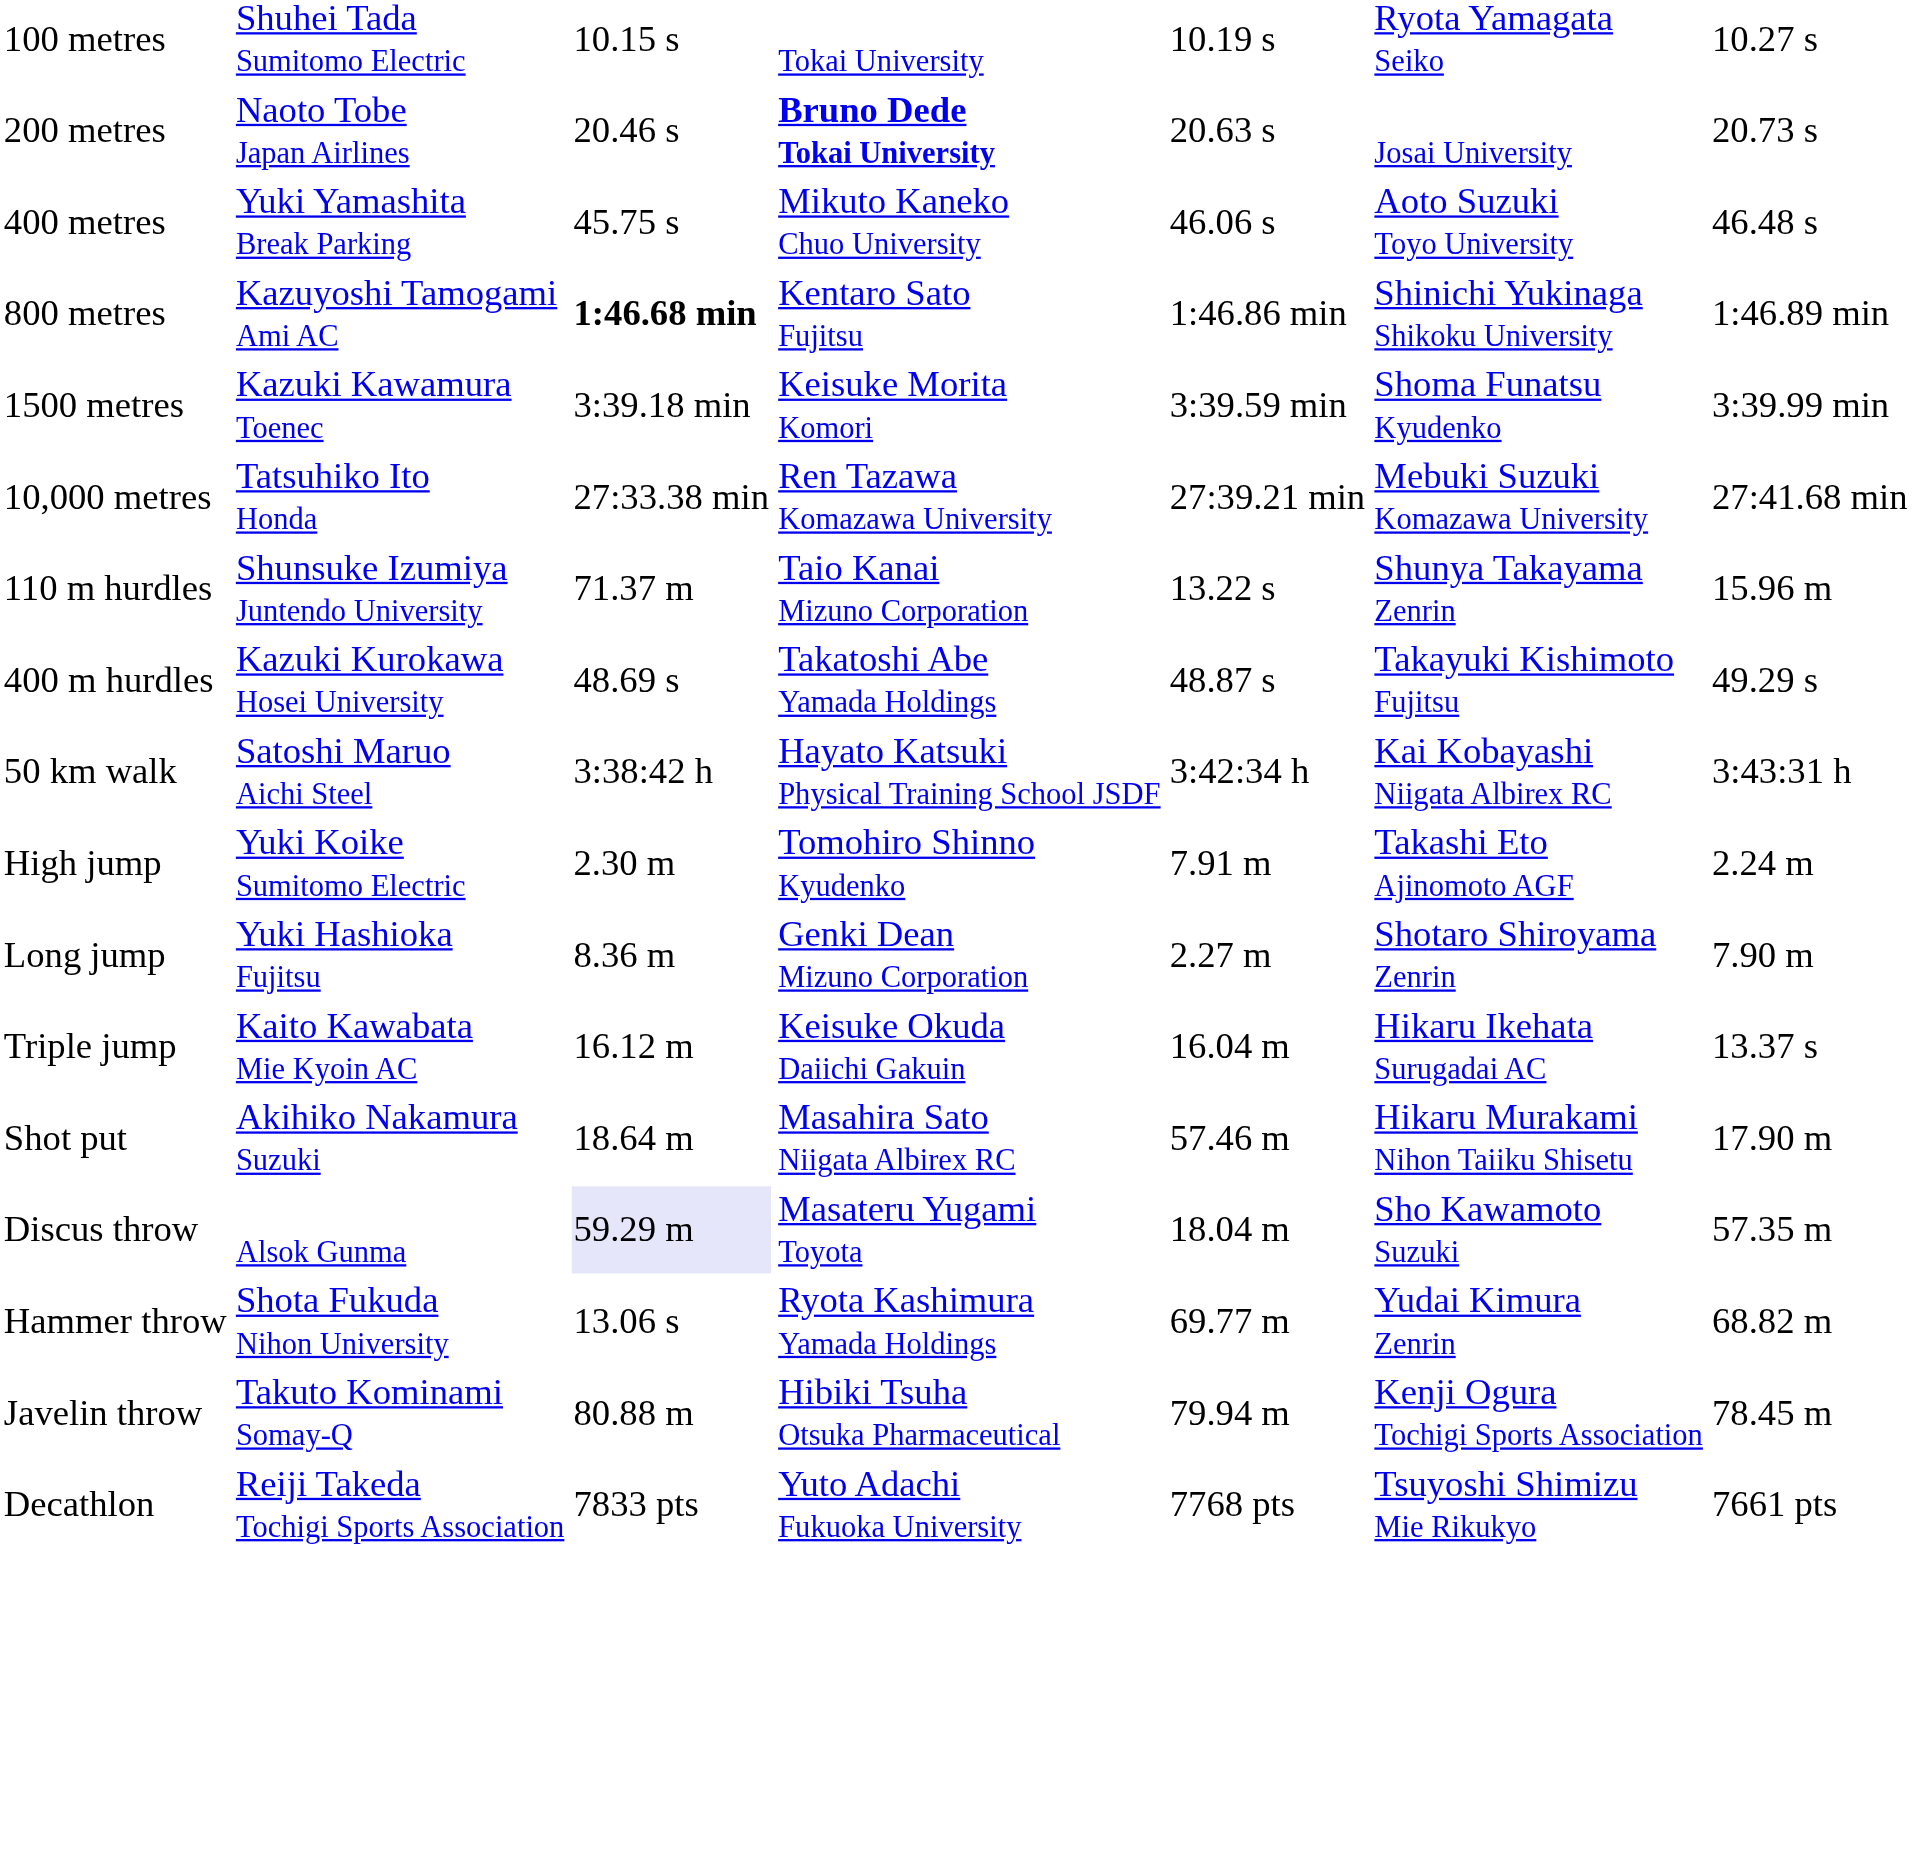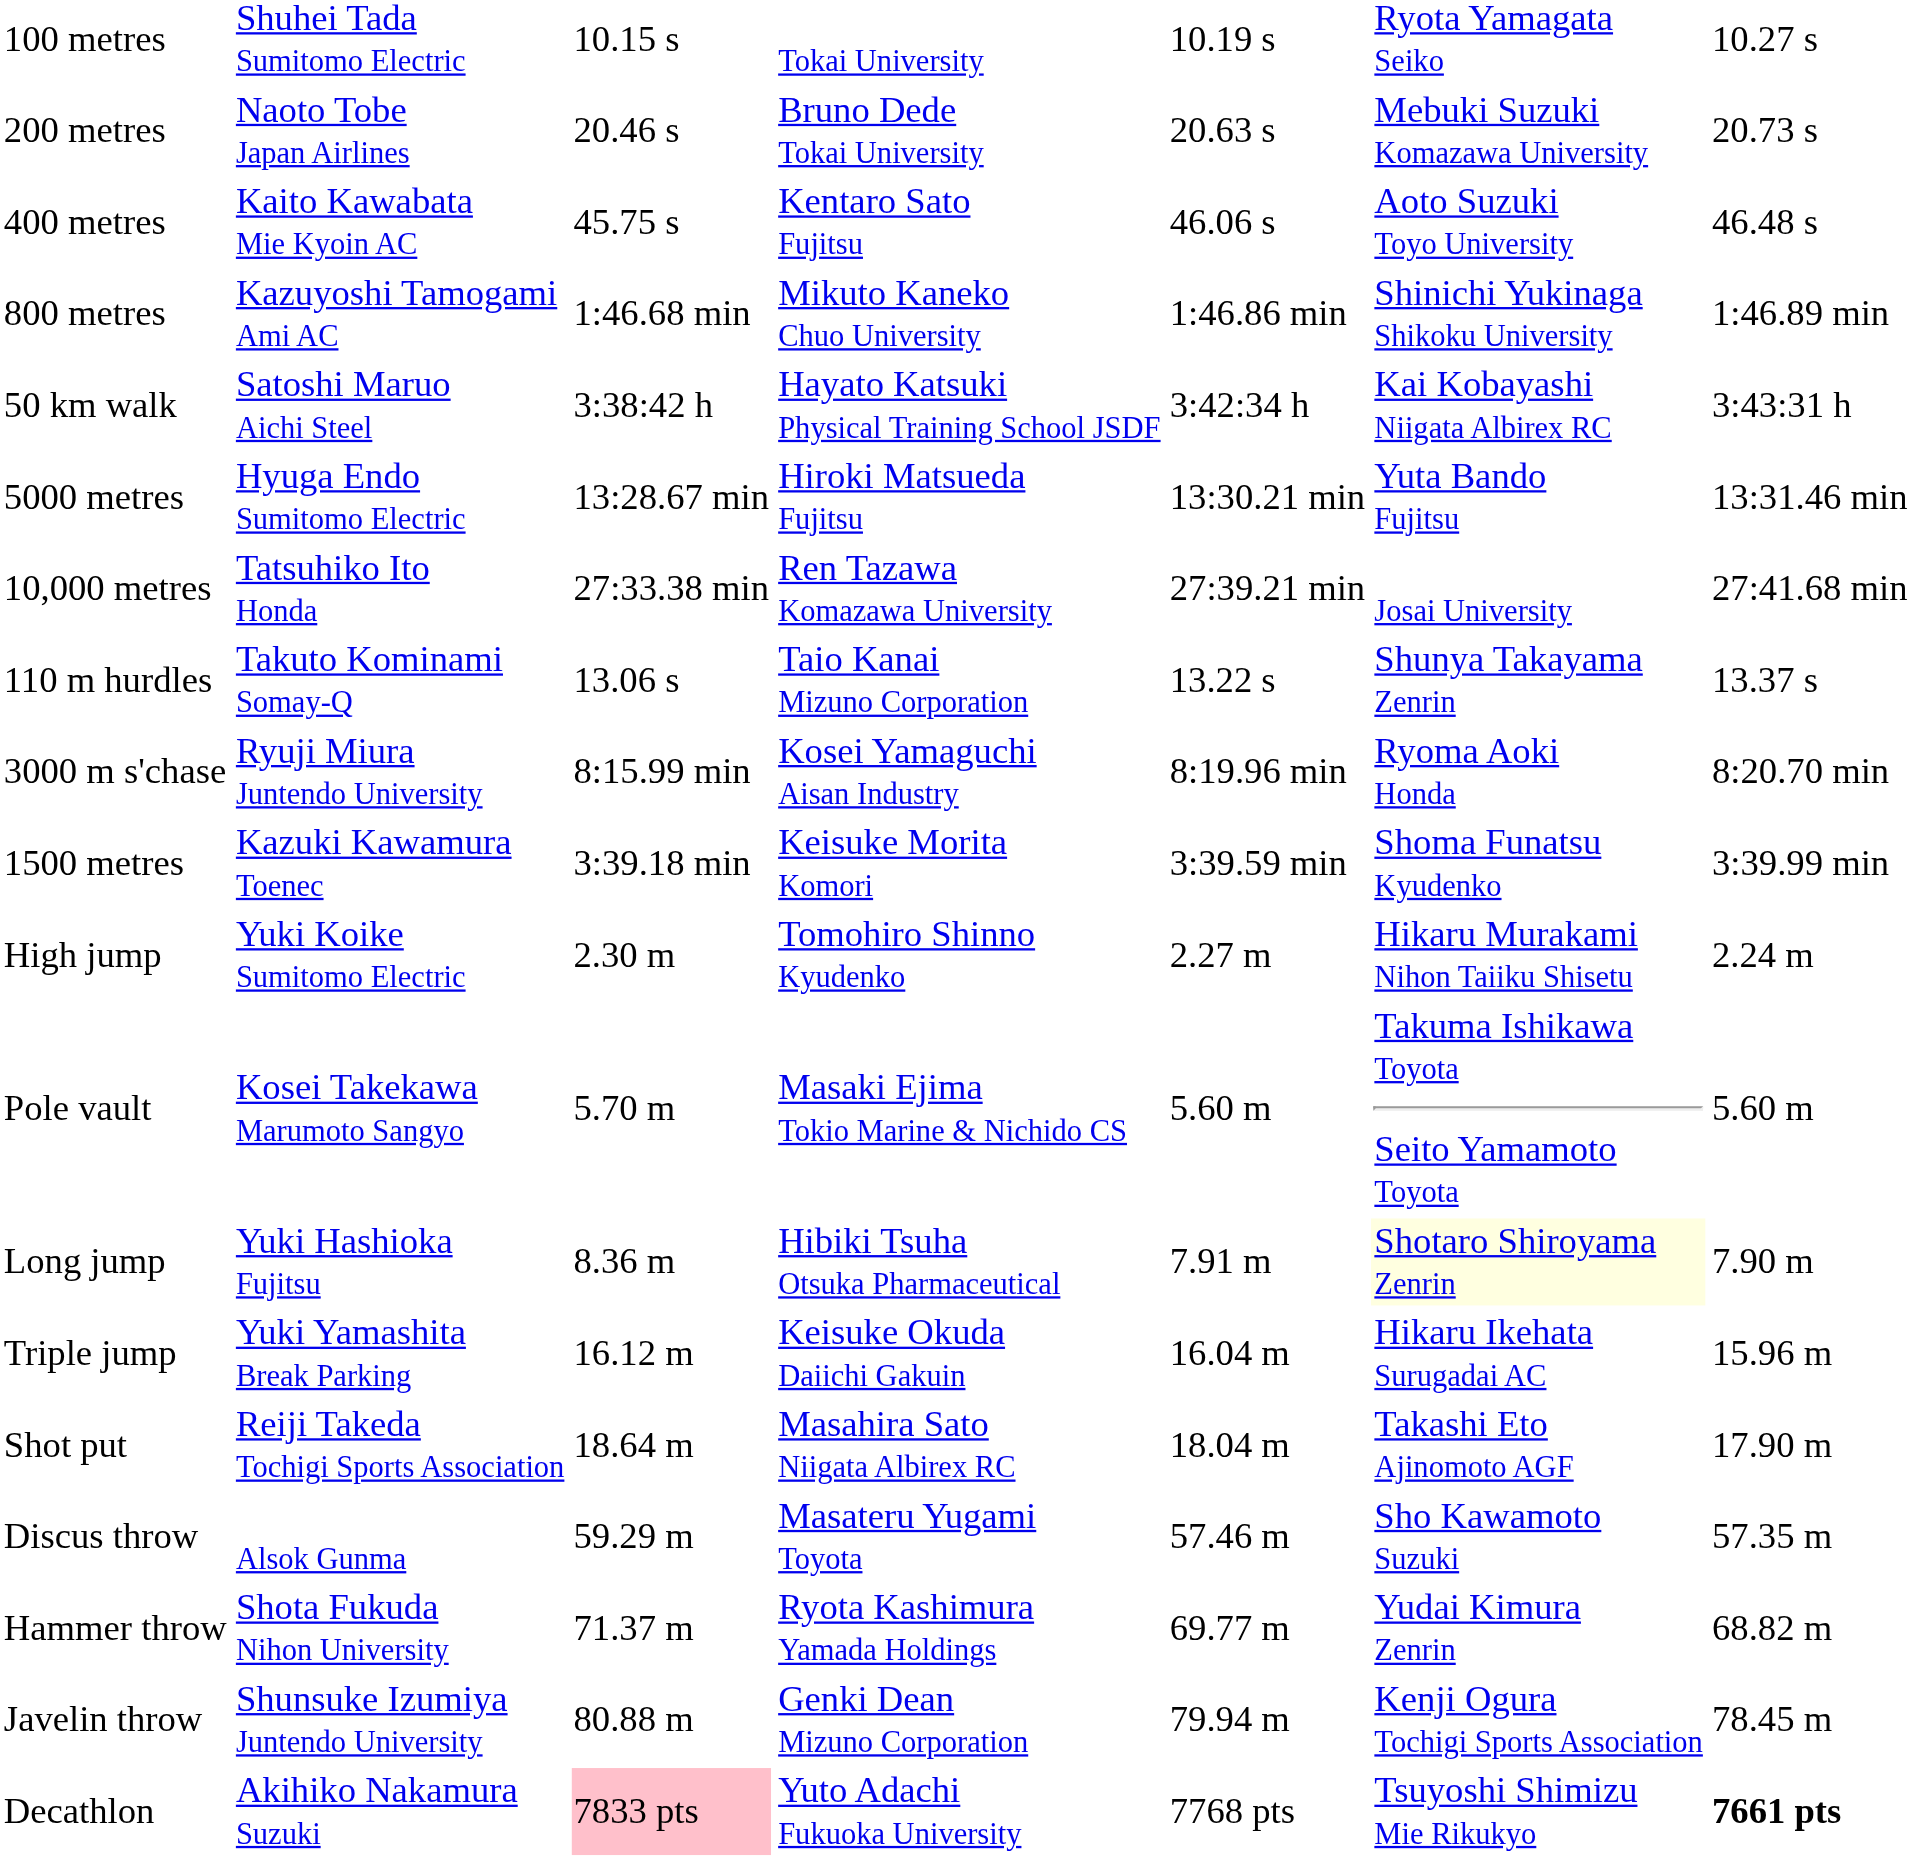(887, 130) bold -> (881, 130) normal
(1473, 152) Josai University -> (1511, 130) Mebuki Suzuki Komazawa University
(351, 221) Yuki Yamashita Break Parking -> (354, 221) Kaito Kawabata Mie Kyoin AC
(894, 221) Mikuto Kaneko Chuo University -> (874, 221) Kentaro Sato Fujitsu
(665, 313) bold -> (662, 313) normal
(874, 313) Kentaro Sato Fujitsu -> (894, 313) Mikuto Kaneko Chuo University
rows swapped: (94, 404) <-> (90, 771)
+ row: (94, 496)
(1511, 496) Mebuki Suzuki Komazawa University -> (1473, 610) Josai University
(372, 588) Shunsuke Izumiya Juntendo University -> (369, 679) Takuto Kominami Somay-Q
(634, 588) 71.37 m -> (626, 679) 13.06 s
(1772, 588) 15.96 m -> (1765, 679) 13.37 s
- row: (109, 679)
+ row: (115, 771)
(1221, 862) 7.91 m -> (1221, 954) 2.27 m
(1474, 862) Takashi Eto Ajinomoto AGF -> (1506, 954) Hikaru Murakami Nihon Taiiku Shisetu
+ row: (78, 1107)
(903, 954) Genki Dean Mizuno Corporation -> (919, 1261) Hibiki Tsuha Otsuka Pharmaceutical
(1221, 954) 2.27 m -> (1221, 1261) 7.91 m
(1515, 954) no background -> (1515, 1261) lightyellow background
(354, 1046) Kaito Kawabata Mie Kyoin AC -> (351, 1352) Yuki Yamashita Break Parking
(1765, 1046) 13.37 s -> (1772, 1352) 15.96 m
(377, 1137) Akihiko Nakamura Suzuki -> (400, 1444) Reiji Takeda Tochigi Sports Association
(1230, 1137) 57.46 m -> (1230, 1444) 18.04 m
(1506, 1137) Hikaru Murakami Nihon Taiiku Shisetu -> (1474, 1444) Takashi Eto Ajinomoto AGF
(634, 1229) lavender background -> (634, 1536) no background
(1230, 1229) 18.04 m -> (1230, 1536) 57.46 m
(626, 1320) 13.06 s -> (634, 1627) 71.37 m
(369, 1412) Takuto Kominami Somay-Q -> (372, 1719) Shunsuke Izumiya Juntendo University
(919, 1412) Hibiki Tsuha Otsuka Pharmaceutical -> (903, 1719) Genki Dean Mizuno Corporation
(400, 1504) Reiji Takeda Tochigi Sports Association -> (377, 1810) Akihiko Nakamura Suzuki
(636, 1504) no background -> (636, 1810) pink background
(1775, 1504) normal -> (1777, 1810) bold
